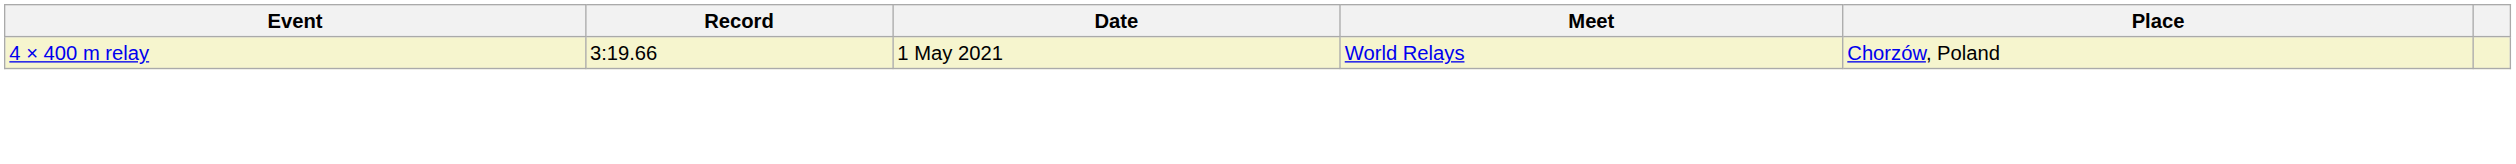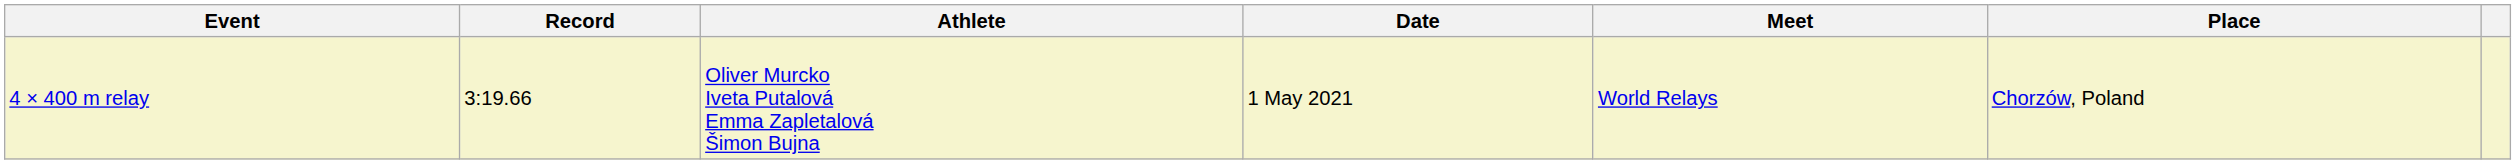+ column: (972, 21)
